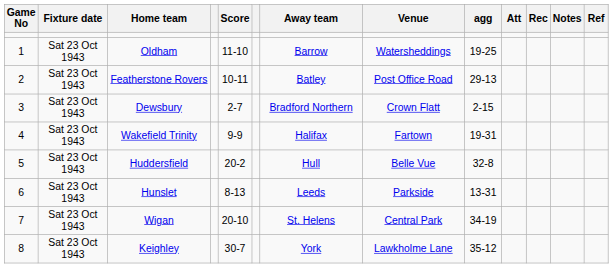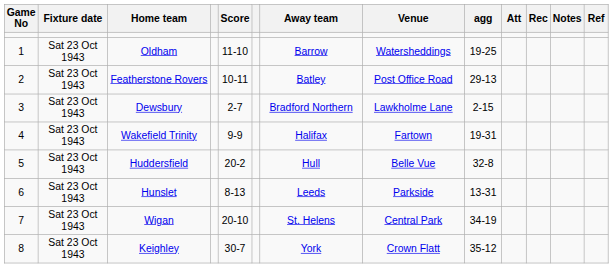(413, 107) Crown Flatt -> (413, 107) Lawkholme Lane
(413, 248) Lawkholme Lane -> (413, 248) Crown Flatt
